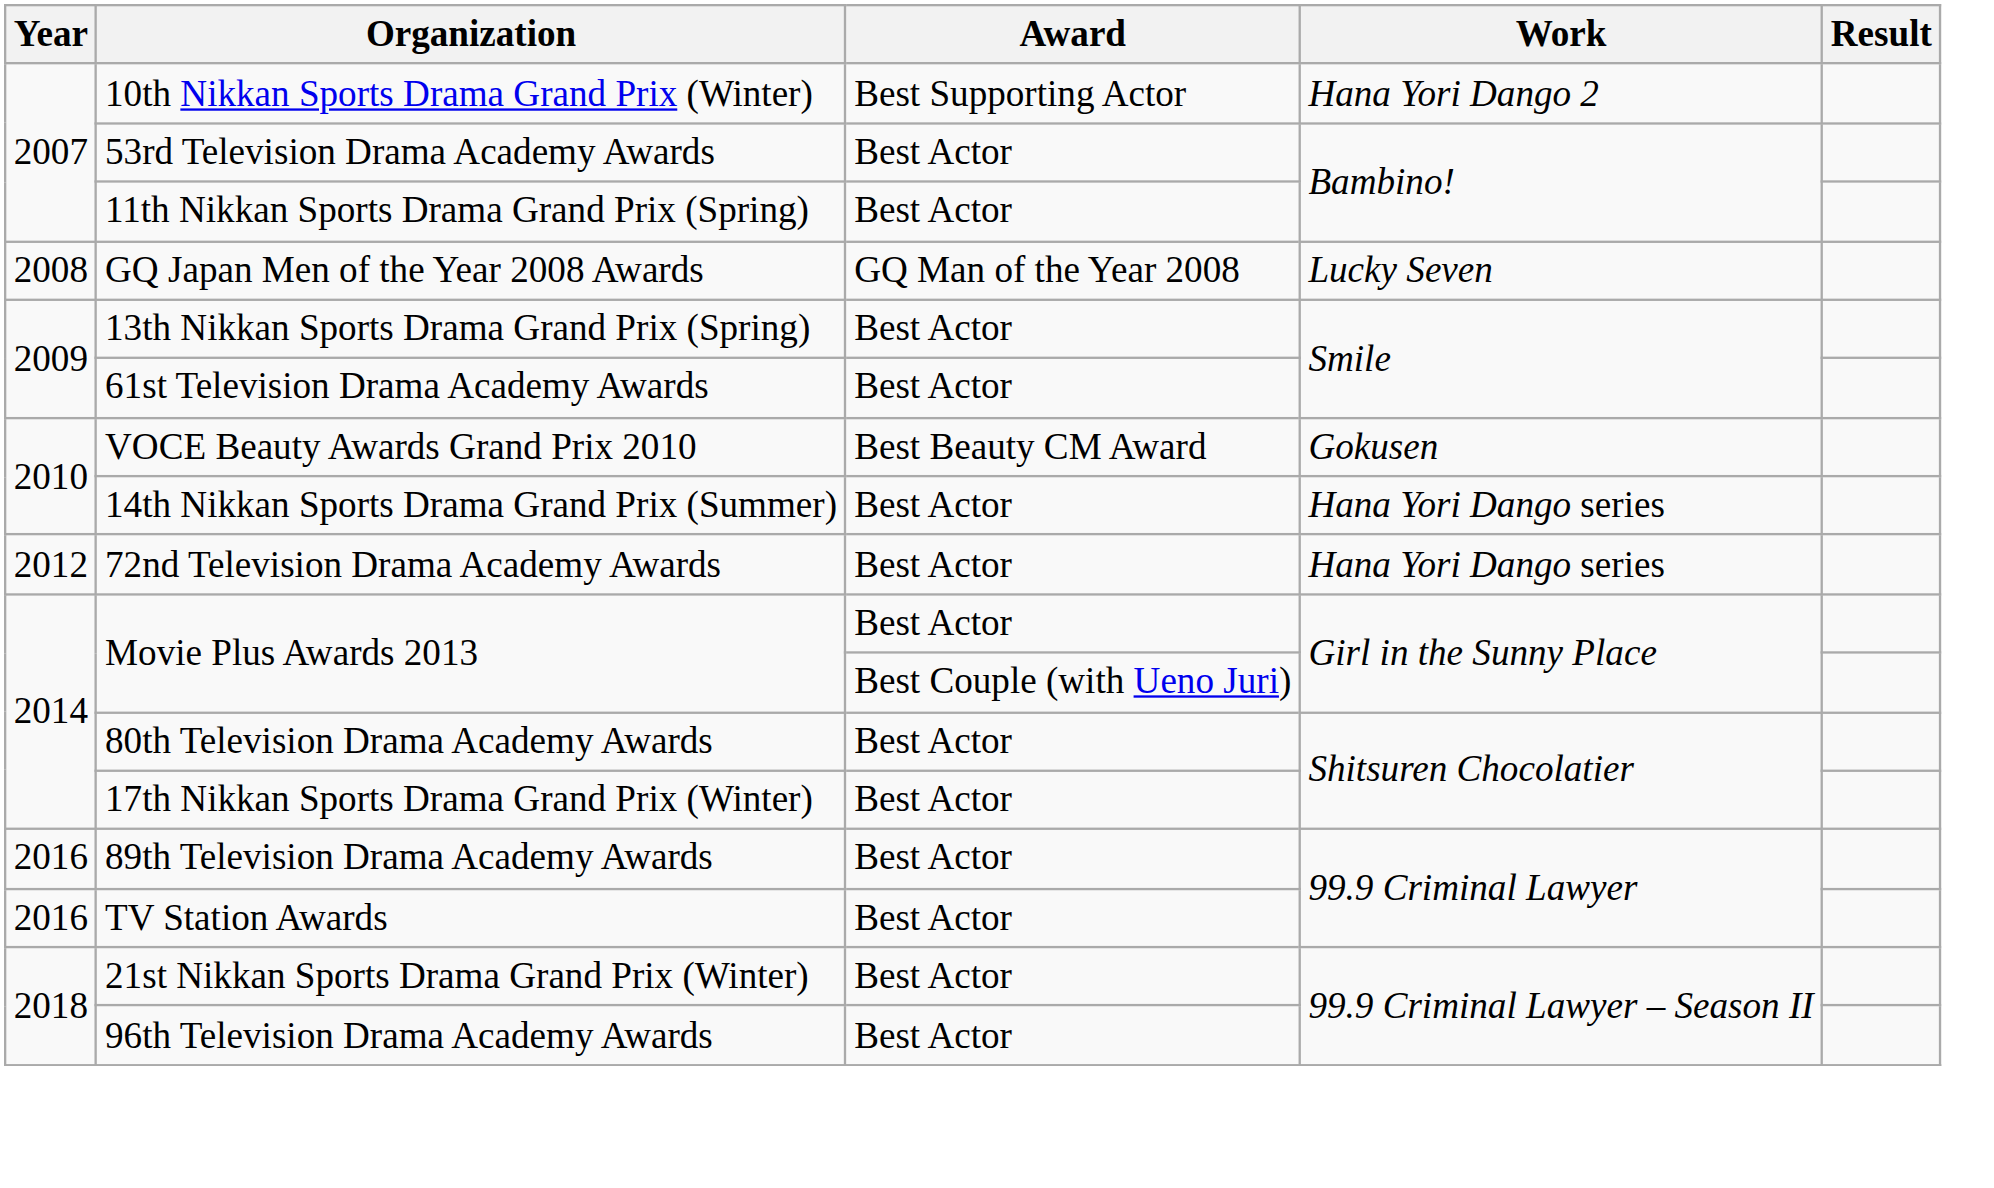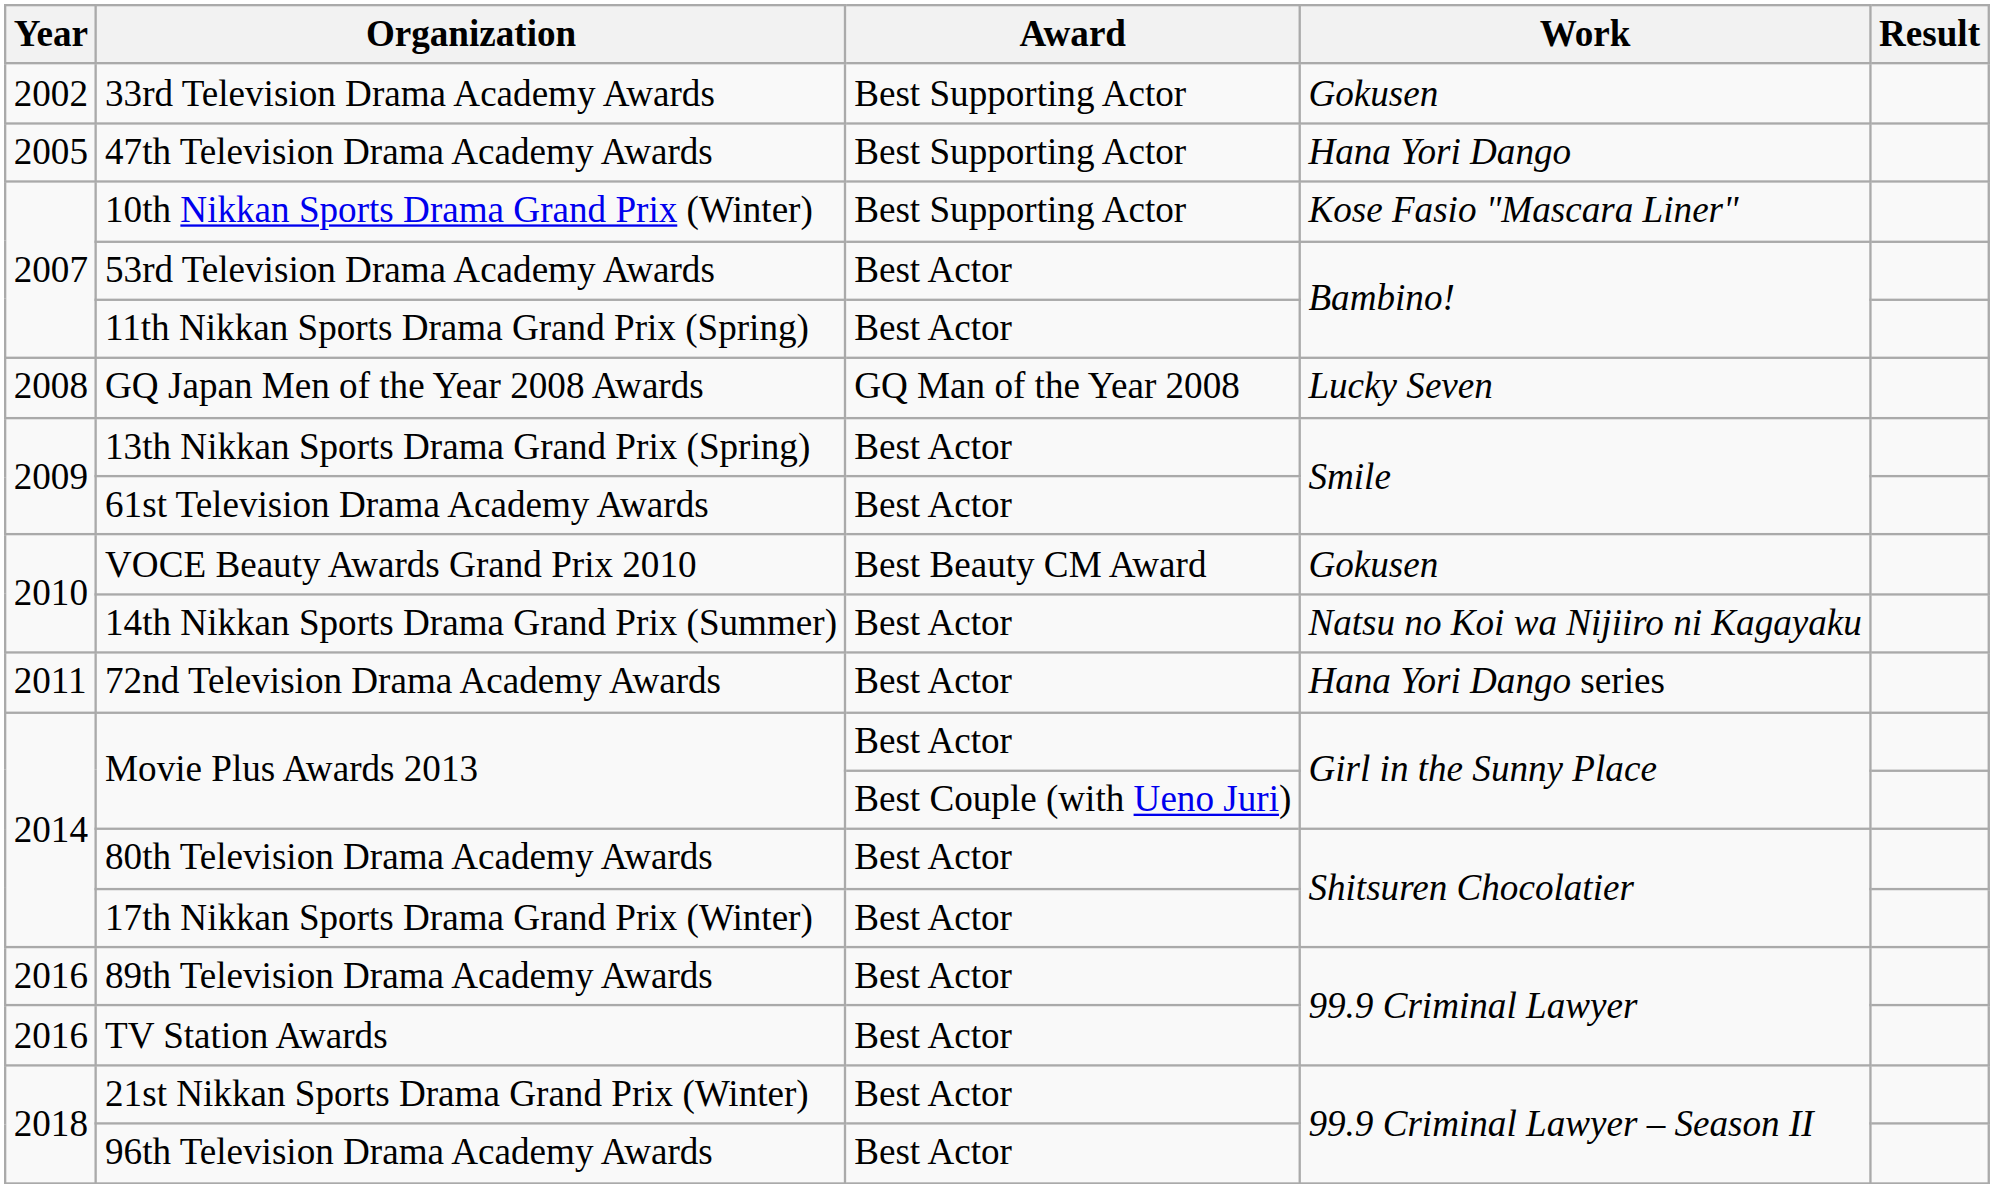+ row: (410, 92)
+ row: (409, 151)
(1454, 92) Hana Yori Dango 2 -> (1524, 210) Kose Fasio "Mascara Liner"
(1487, 504) Hana Yori Dango series -> (1585, 622) Natsu no Koi wa Nijiiro ni Kagayaku
(51, 563) 2012 -> (50, 681) 2011
